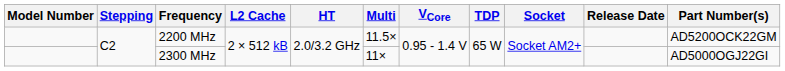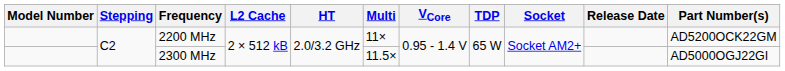(381, 36) 11.5× -> (376, 36) 11×
(376, 56) 11× -> (381, 56) 11.5×
